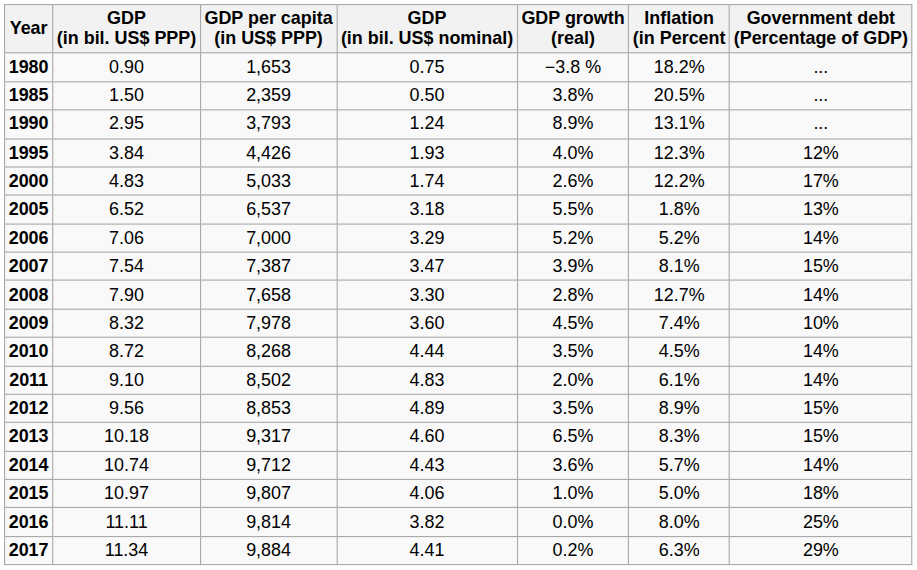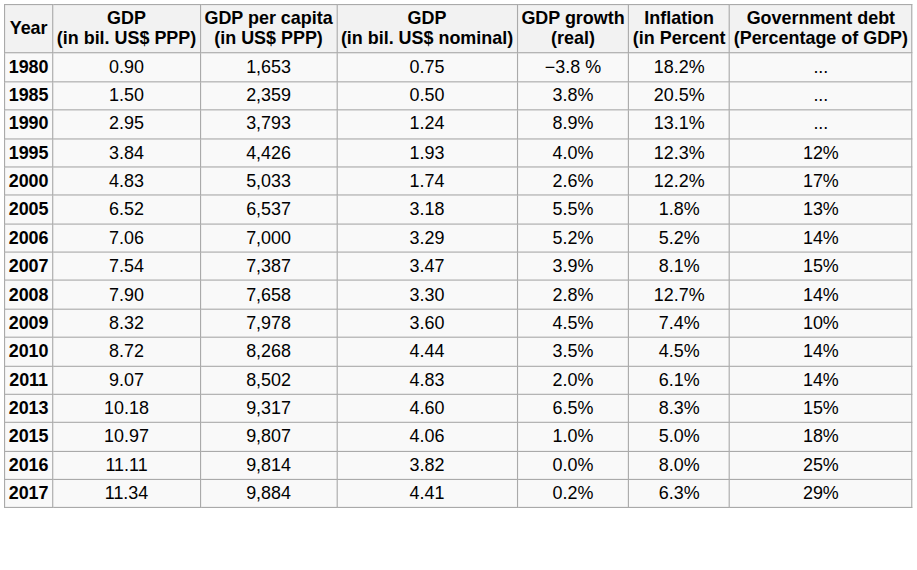(127, 379) 9.10 -> (127, 379) 9.07
- row: (29, 408)
- row: (29, 465)
